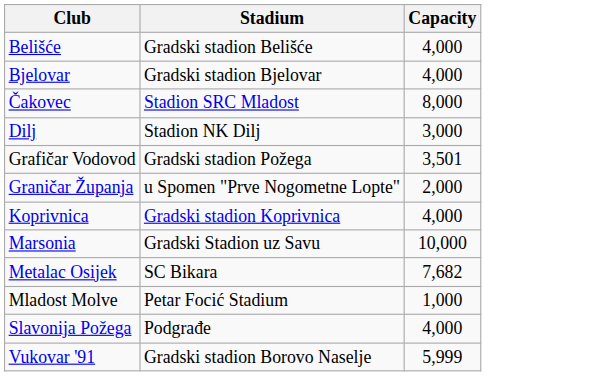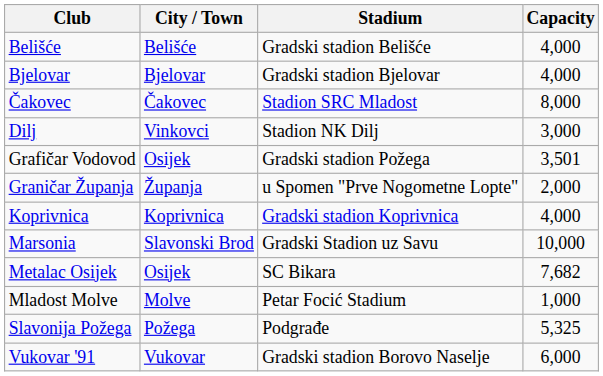+ column: (199, 18)
(442, 328) 4,000 -> (561, 328) 5,325
(442, 356) 5,999 -> (561, 356) 6,000
